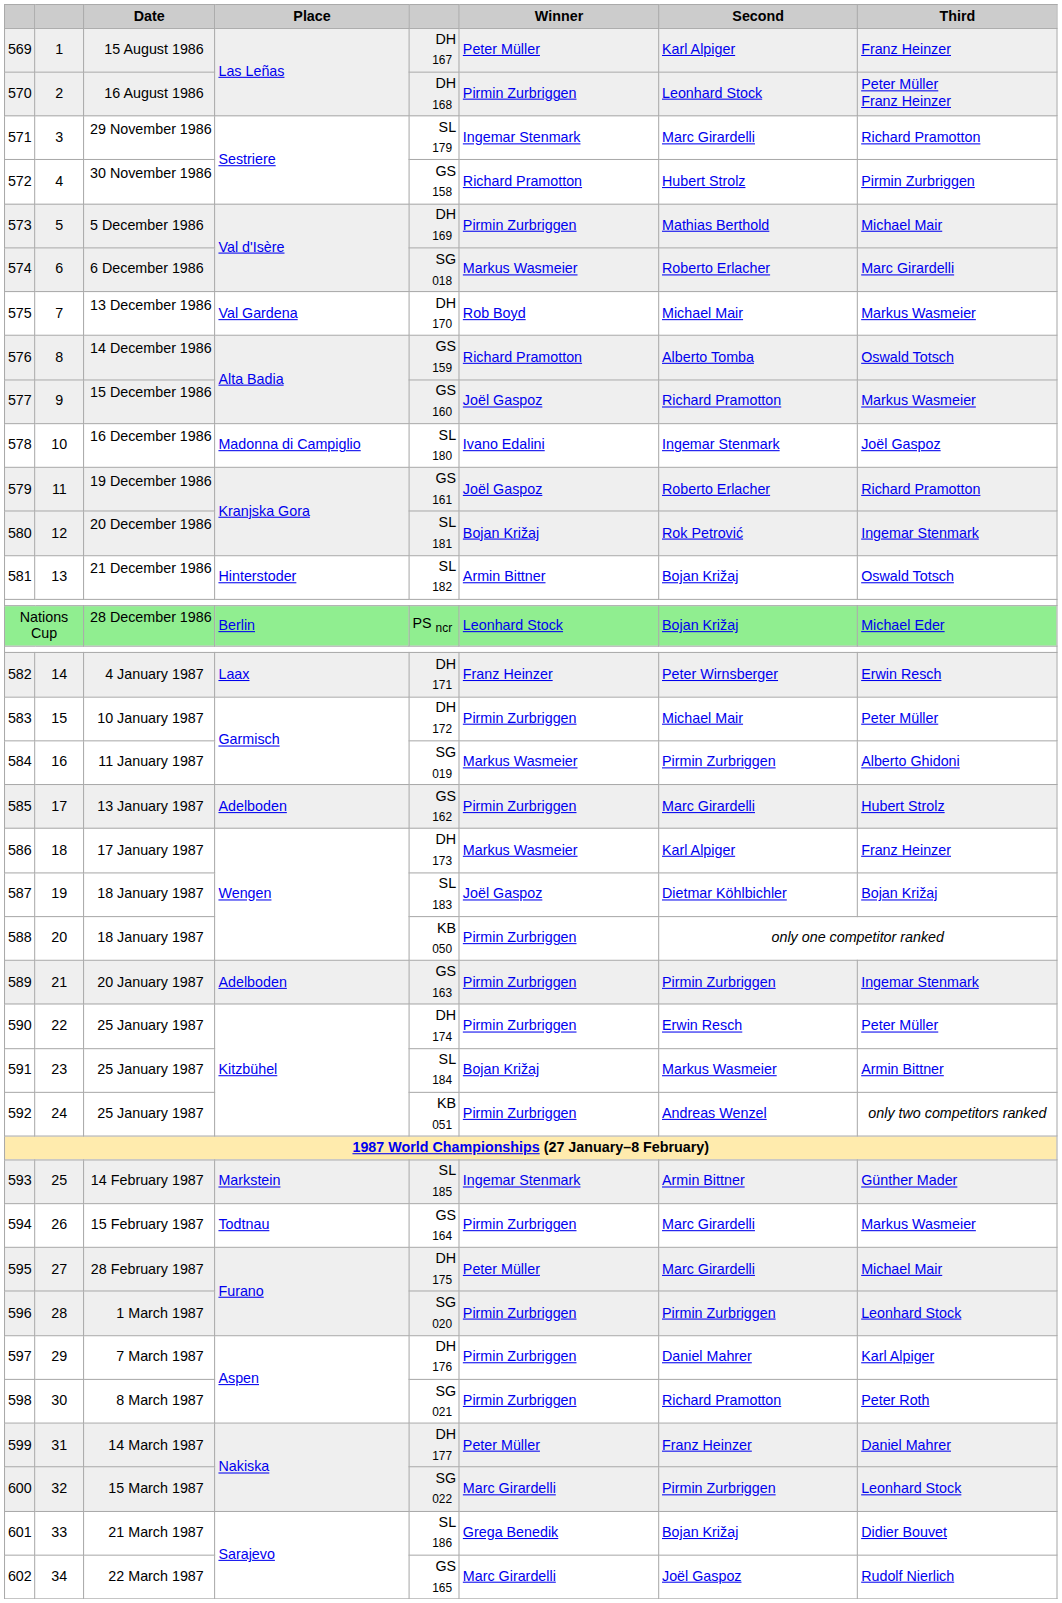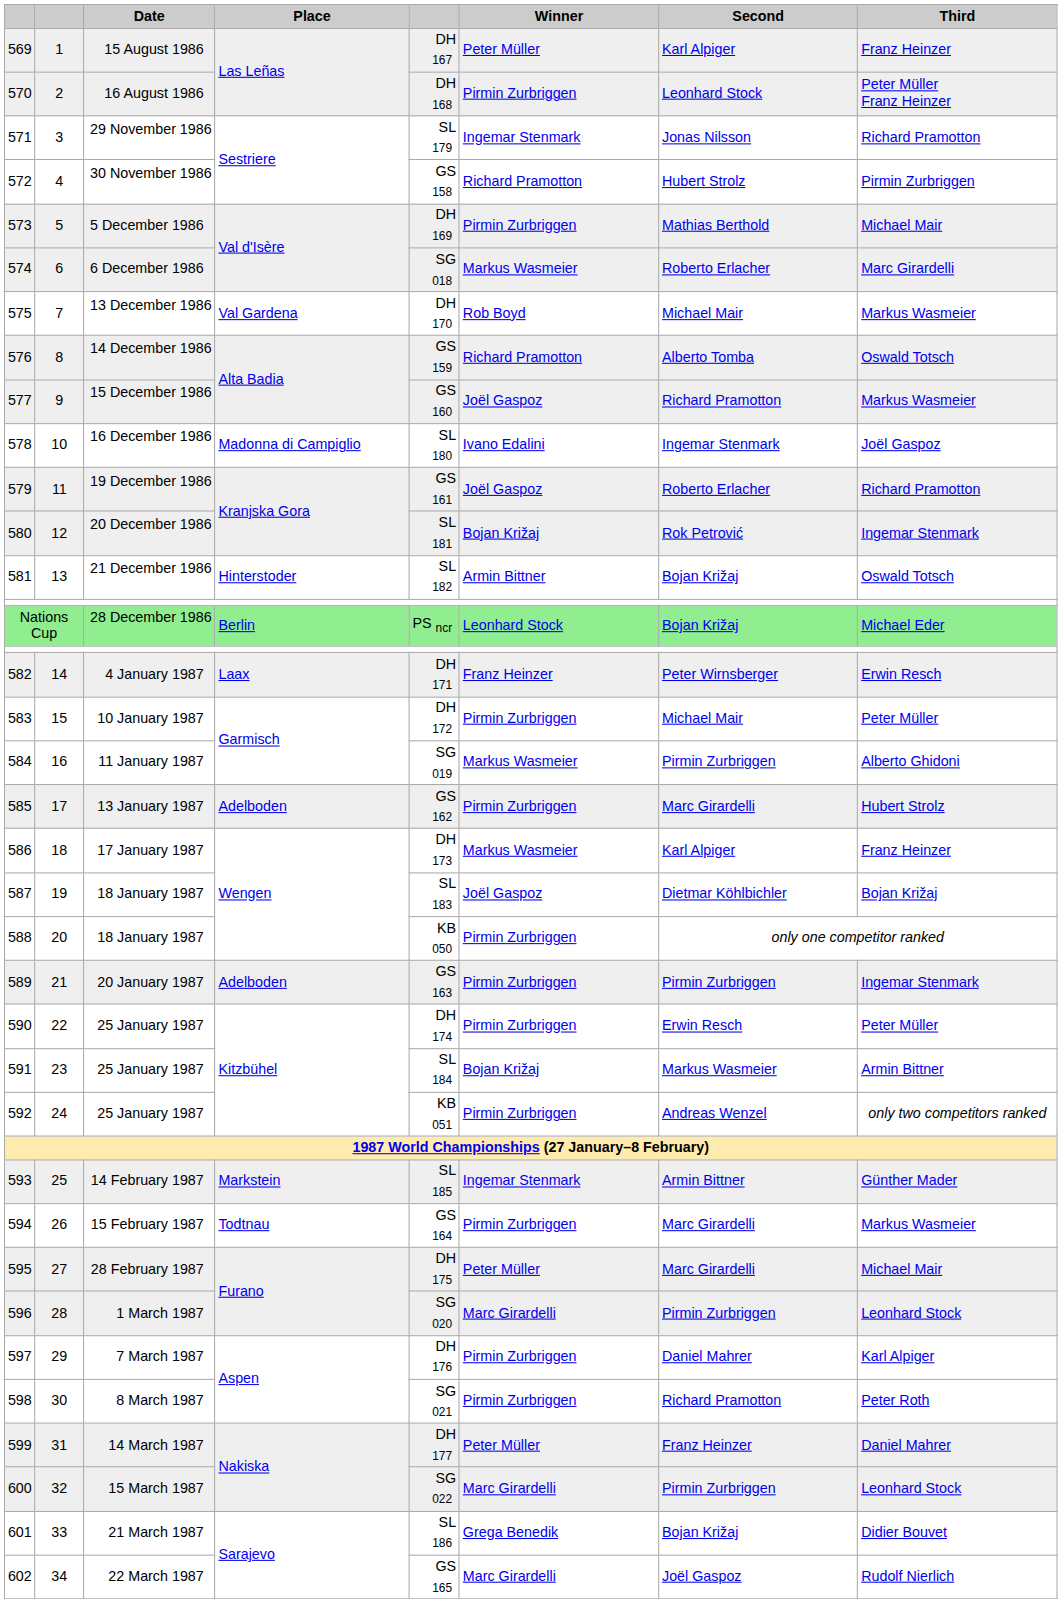(708, 137) Marc Girardelli -> (707, 137) Jonas Nilsson
(520, 1312) Pirmin Zurbriggen -> (509, 1312) Marc Girardelli
